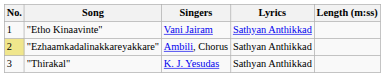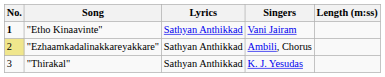columns swapped: (196, 13) <-> (272, 13)
(9, 30) normal -> (9, 30) bold
